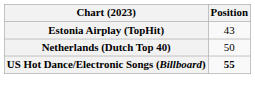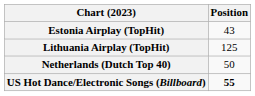+ row: (106, 47)
